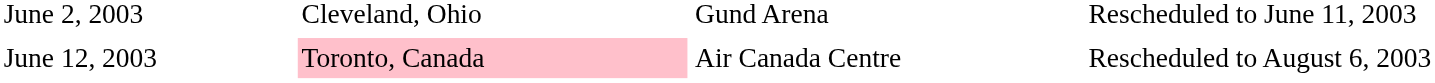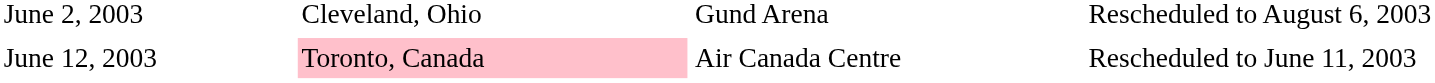(1253, 13) Rescheduled to June 11, 2003 -> (1260, 13) Rescheduled to August 6, 2003
(1260, 57) Rescheduled to August 6, 2003 -> (1253, 57) Rescheduled to June 11, 2003
